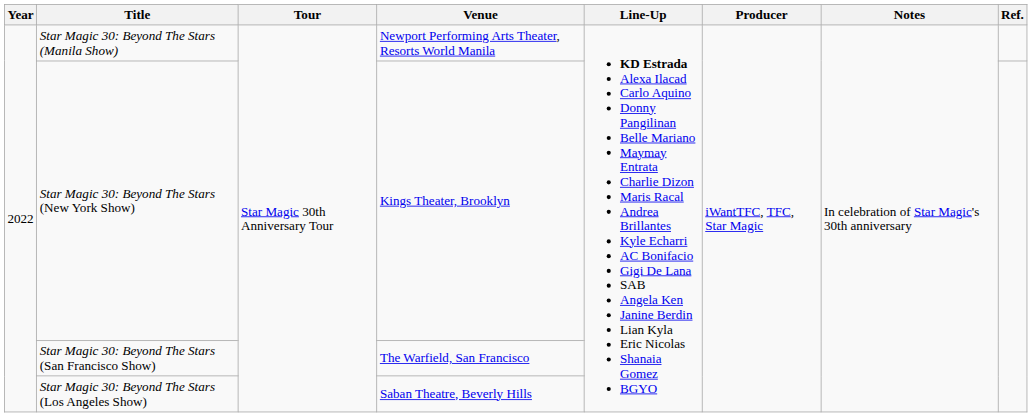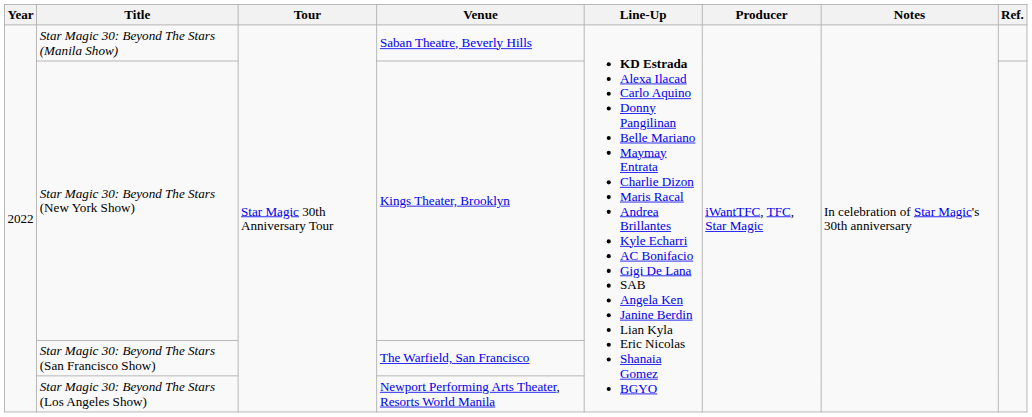(470, 43) Newport Performing Arts Theater, Resorts World Manila -> (456, 43) Saban Theatre, Beverly Hills
(456, 394) Saban Theatre, Beverly Hills -> (470, 394) Newport Performing Arts Theater, Resorts World Manila
